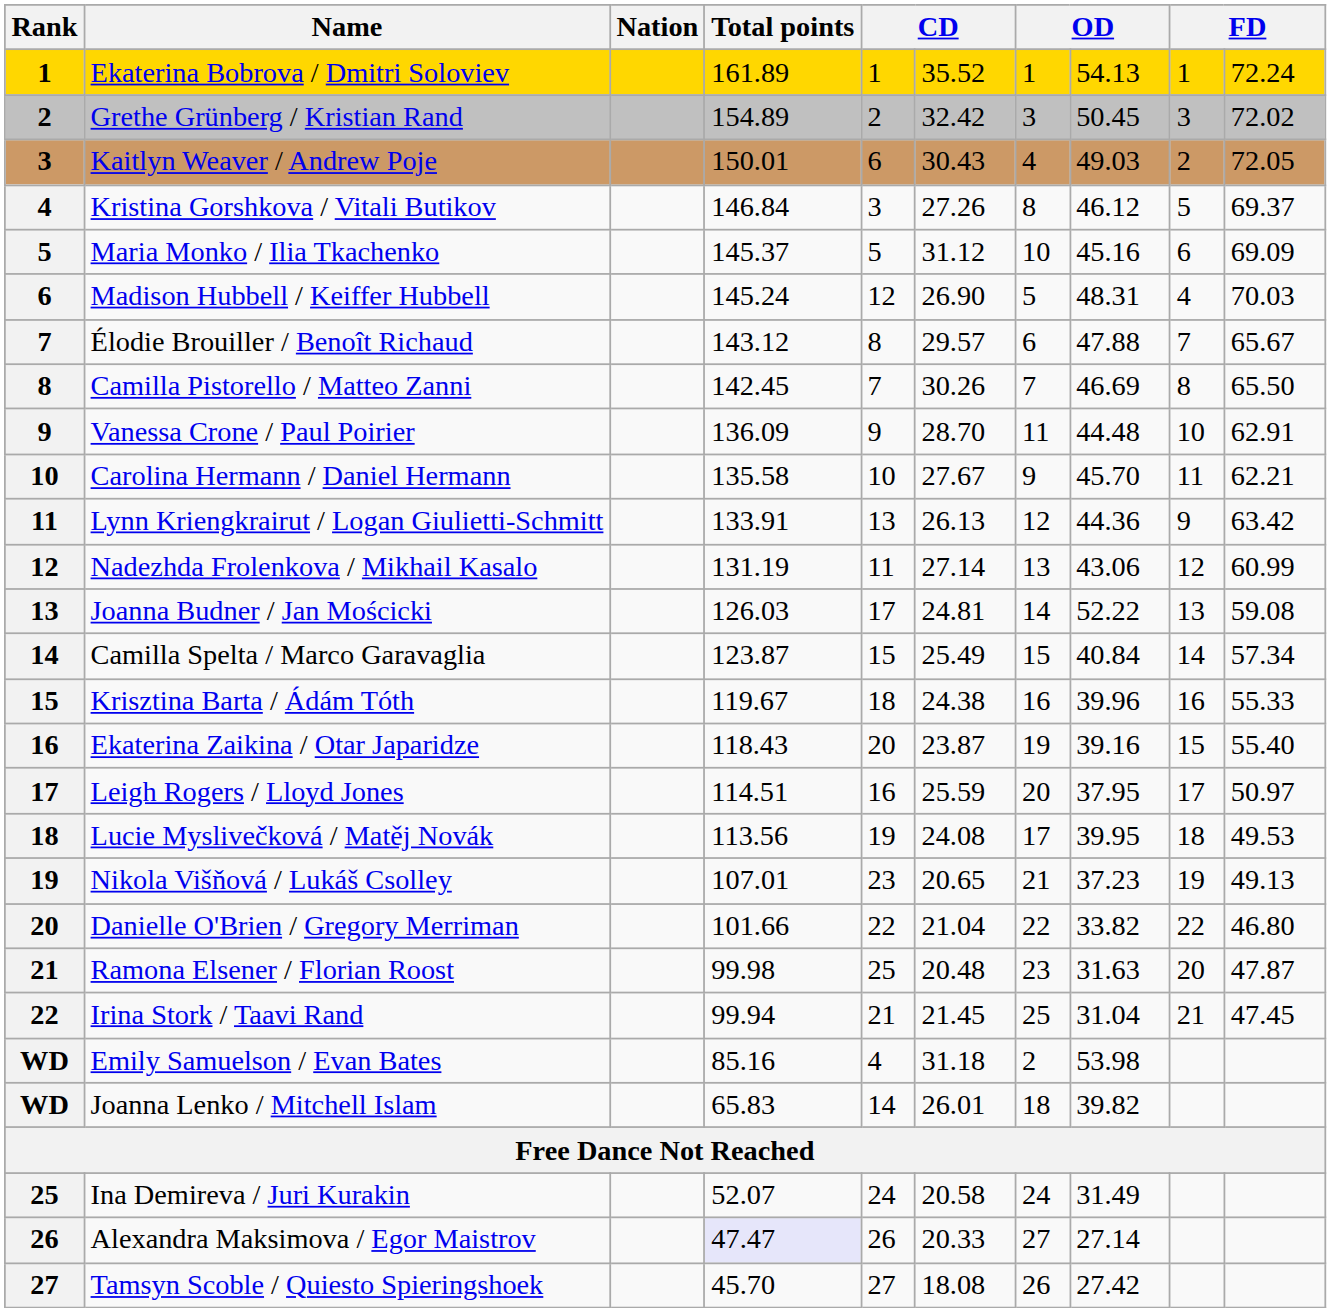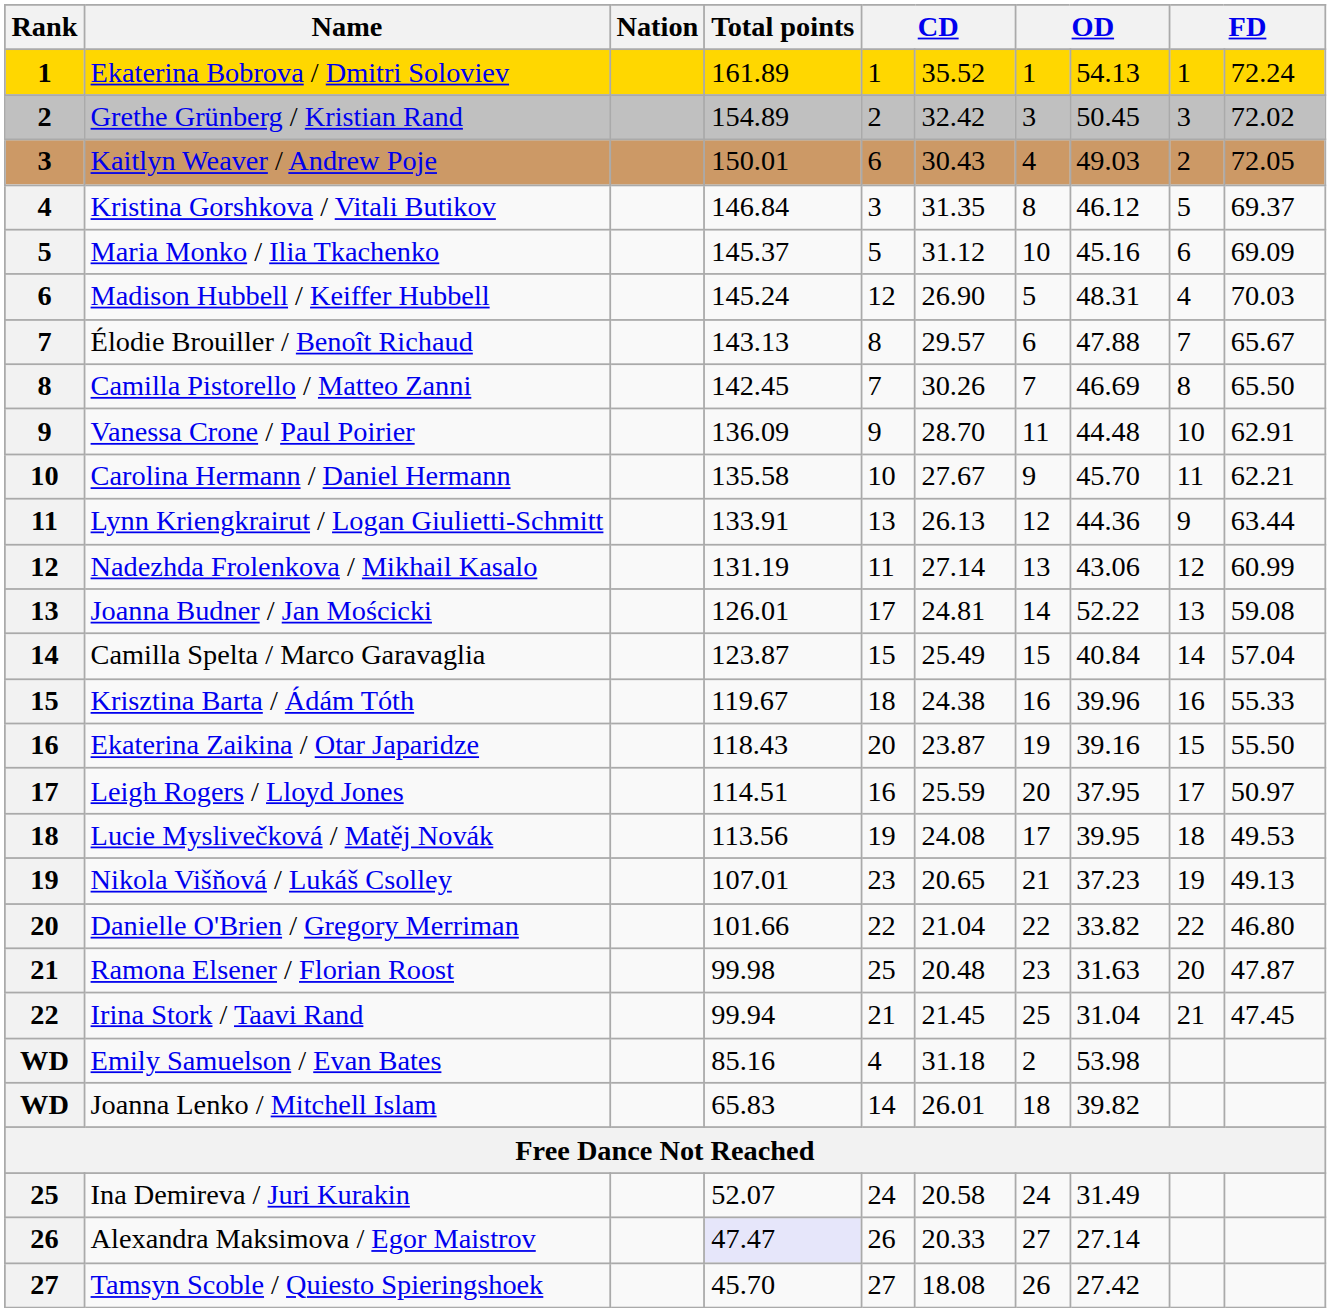(953, 206) 27.26 -> (953, 206) 31.35
(750, 341) 143.12 -> (750, 341) 143.13
(1263, 521) 63.42 -> (1263, 521) 63.44
(750, 610) 126.03 -> (750, 610) 126.01
(1263, 655) 57.34 -> (1263, 655) 57.04
(1263, 745) 55.40 -> (1263, 745) 55.50
